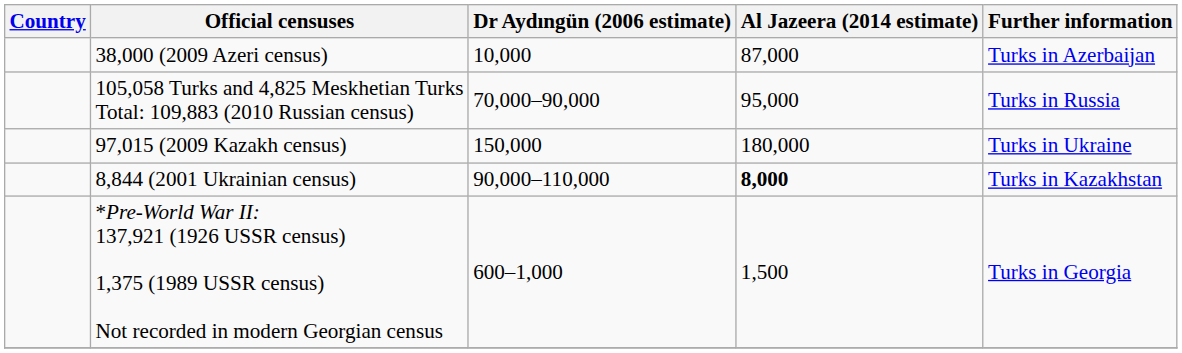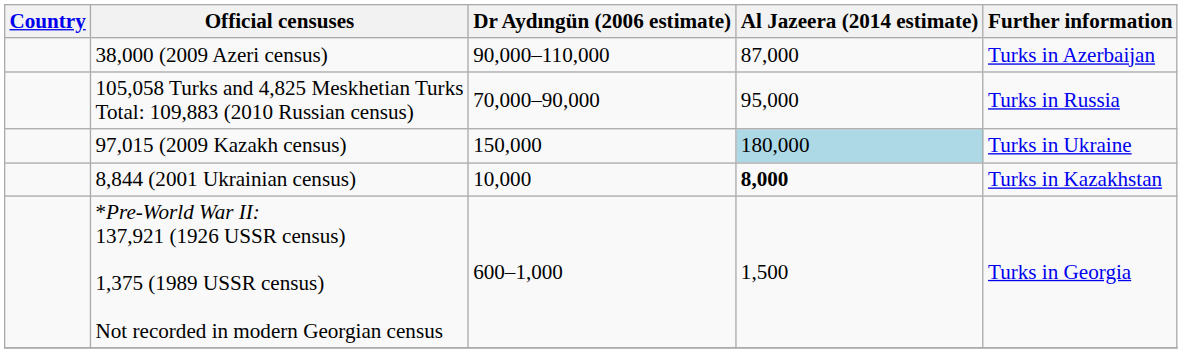(502, 54) 10,000 -> (541, 54) 90,000–110,000
(775, 145) no background -> (775, 145) lightblue background
(541, 178) 90,000–110,000 -> (502, 178) 10,000
